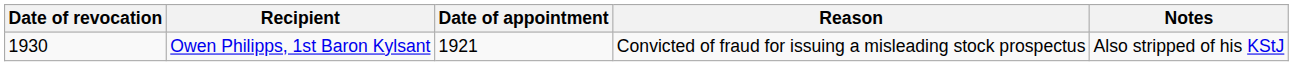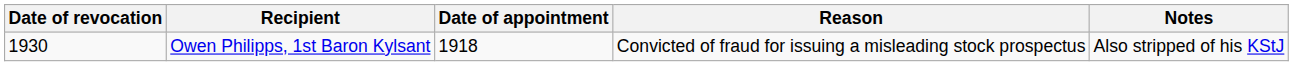(458, 46) 1921 -> (458, 46) 1918
